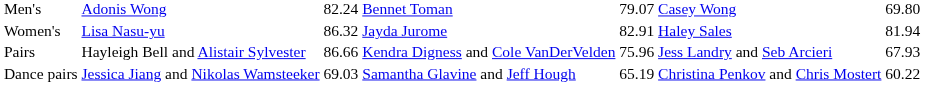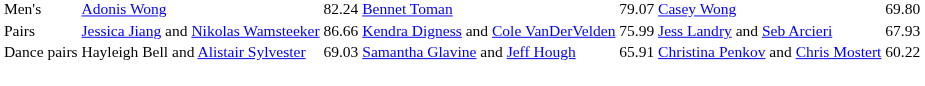- row: (32, 30)
(194, 52) Hayleigh Bell and Alistair Sylvester -> (201, 30) Jessica Jiang and Nikolas Wamsteeker
(637, 52) 75.96 -> (637, 30) 75.99
(201, 73) Jessica Jiang and Nikolas Wamsteeker -> (194, 52) Hayleigh Bell and Alistair Sylvester
(637, 73) 65.19 -> (637, 52) 65.91
